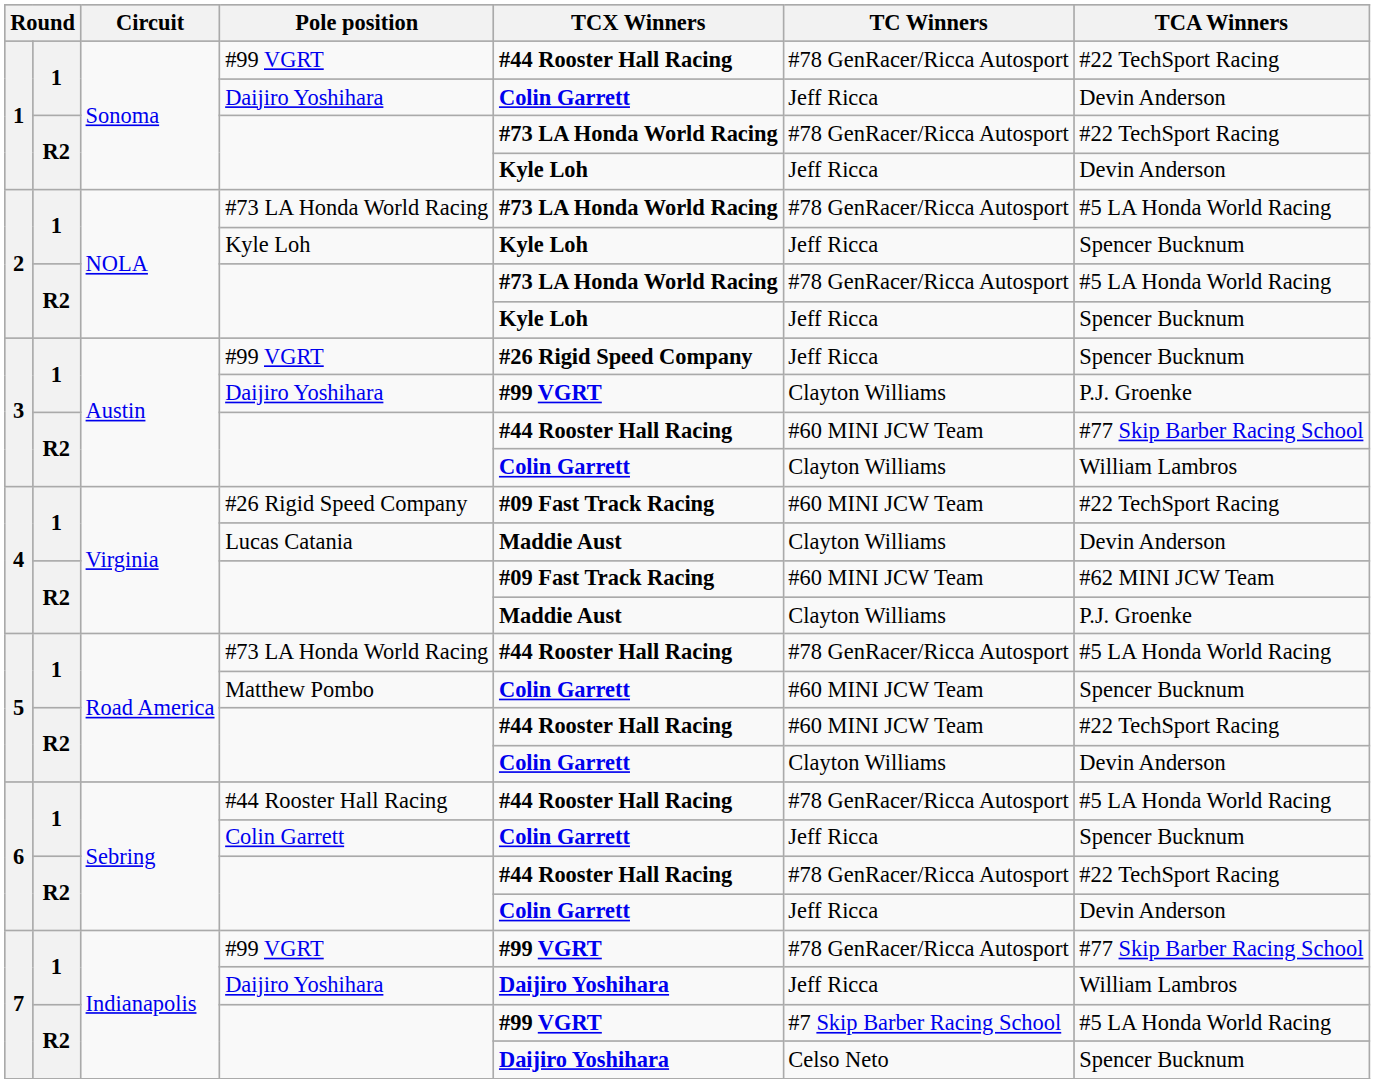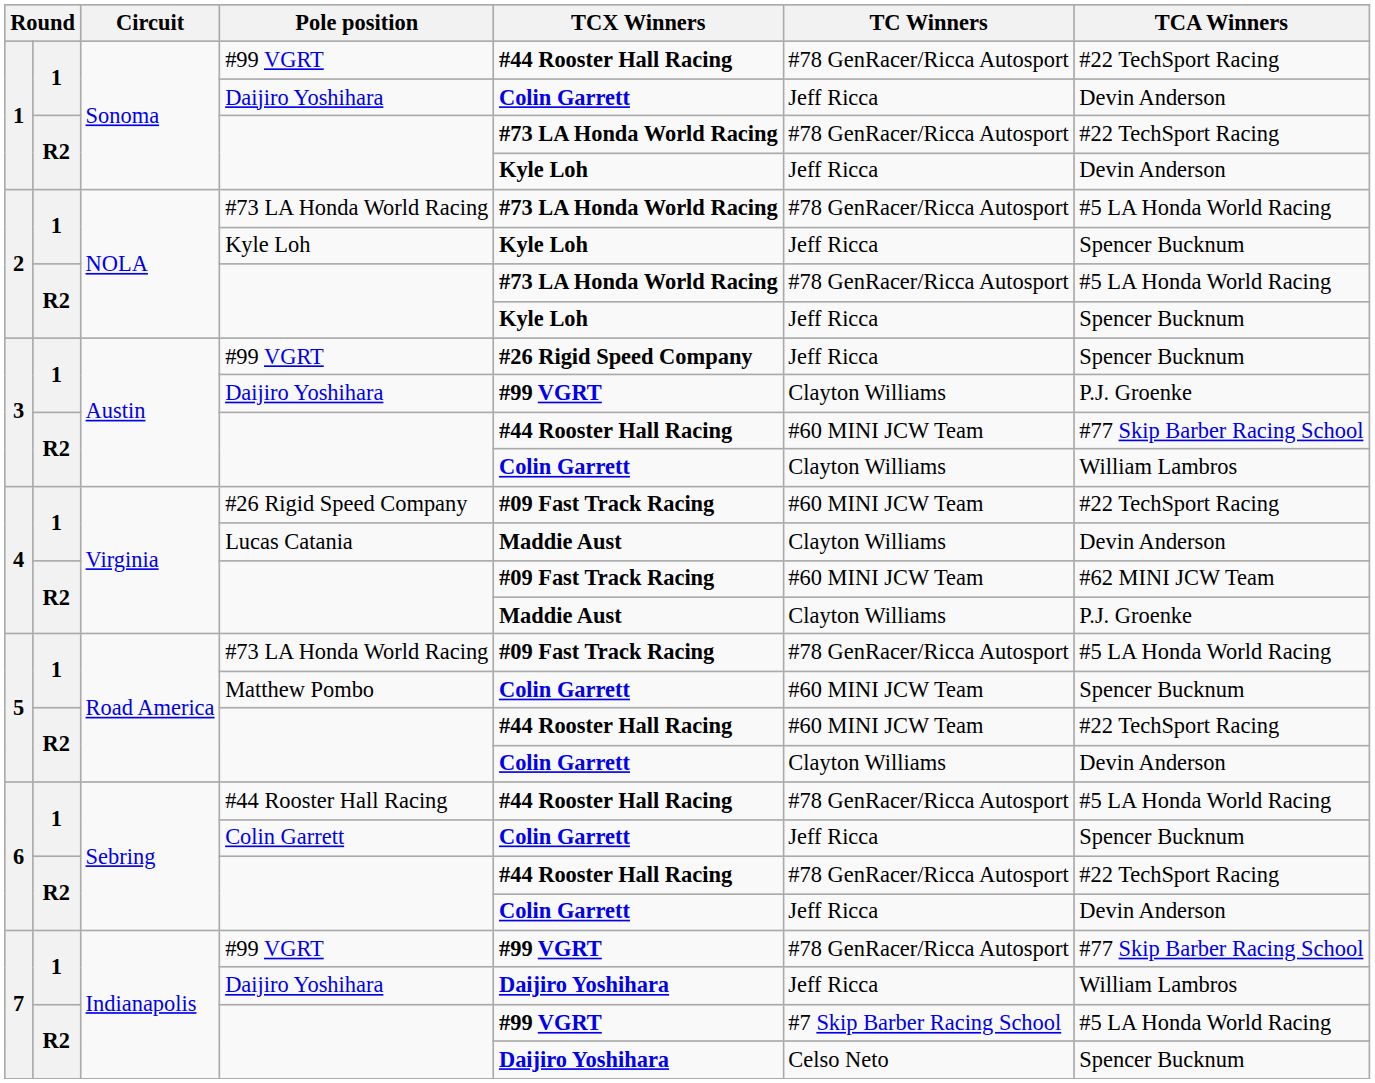(616, 651) #44 Rooster Hall Racing -> (607, 651) #09 Fast Track Racing
